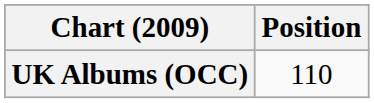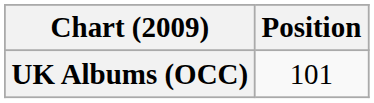(311, 73) 110 -> (311, 73) 101
